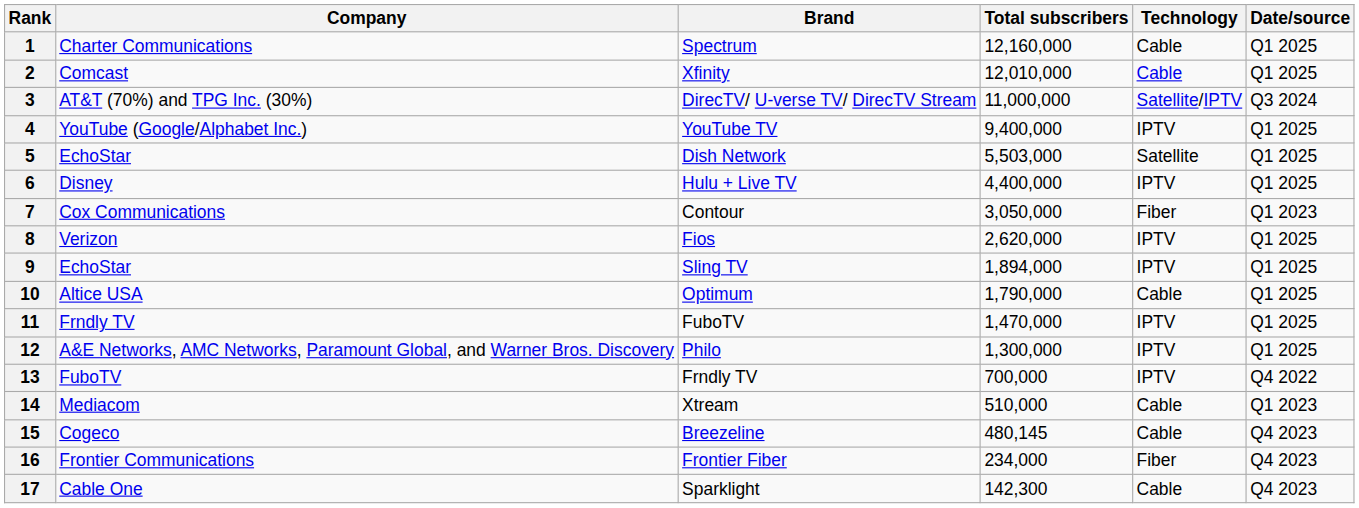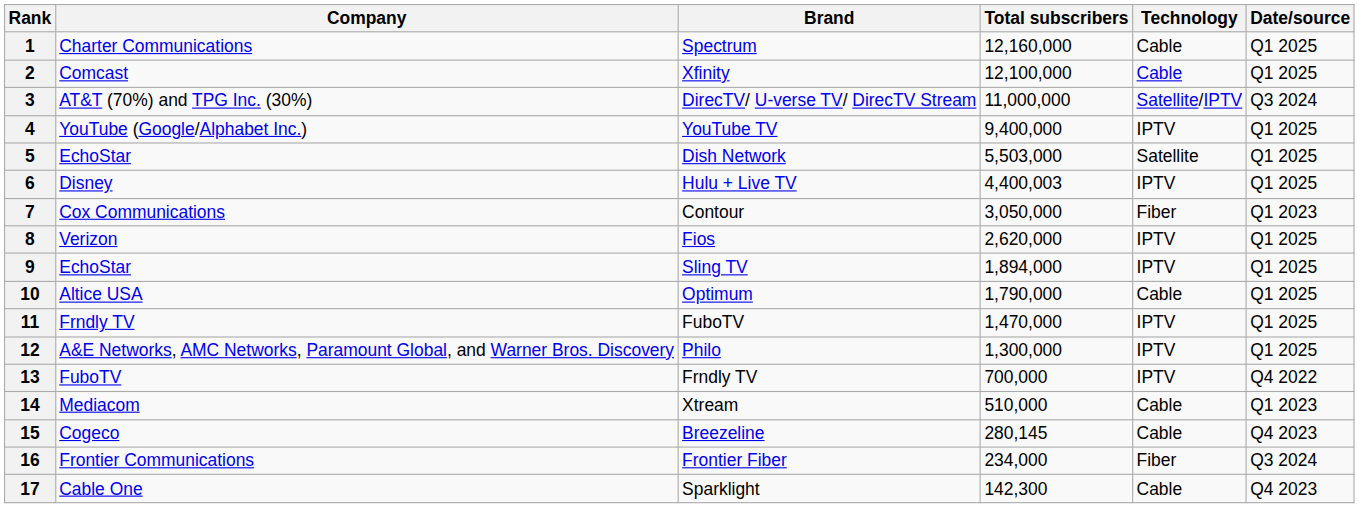(1028, 73) 12,010,000 -> (1028, 73) 12,100,000
(1023, 184) 4,400,000 -> (1023, 184) 4,400,003
(1016, 433) 480,145 -> (1016, 433) 280,145
(1284, 460) Q4 2023 -> (1284, 460) Q3 2024
